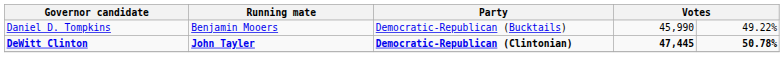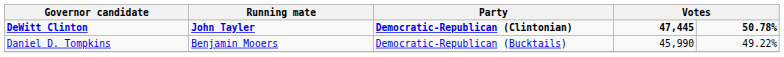rows swapped: (47, 44) <-> (59, 28)
